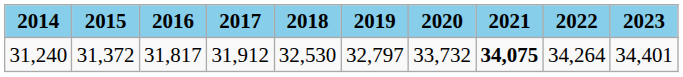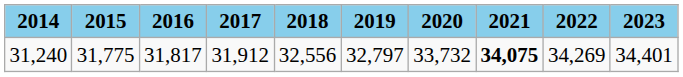(106, 54) 31,372 -> (106, 54) 31,775
(308, 54) 32,530 -> (308, 54) 32,556
(577, 54) 34,264 -> (577, 54) 34,269
